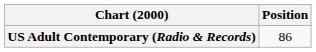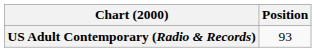(285, 36) 86 -> (285, 36) 93
